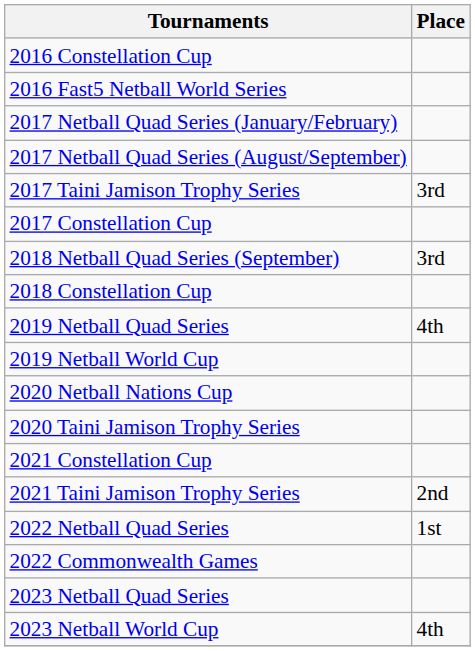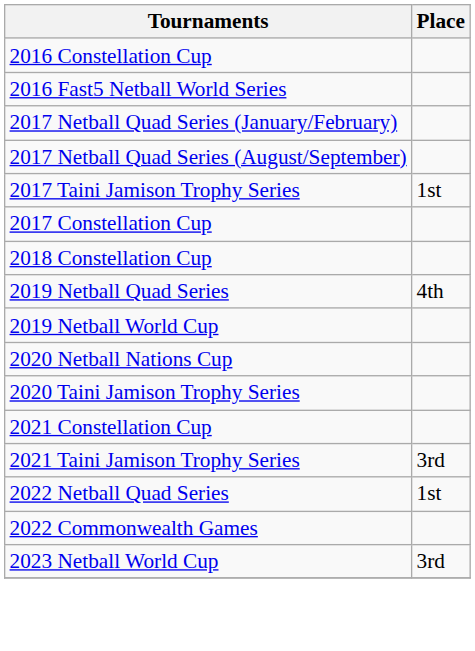(431, 190) 3rd -> (429, 190) 1st
- row: (174, 257)
(432, 493) 2nd -> (431, 460) 3rd
- row: (119, 595)
(430, 628) 4th -> (431, 561) 3rd
